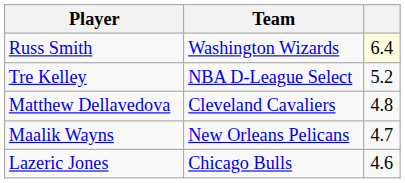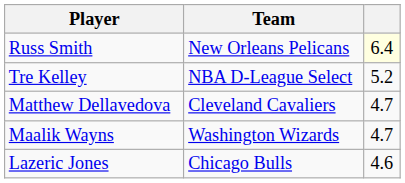(264, 47) Washington Wizards -> (269, 47) New Orleans Pelicans
(382, 105) 4.8 -> (382, 105) 4.7
(269, 134) New Orleans Pelicans -> (264, 134) Washington Wizards
